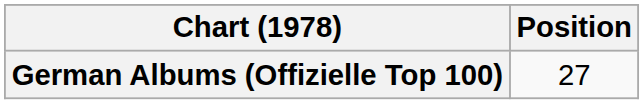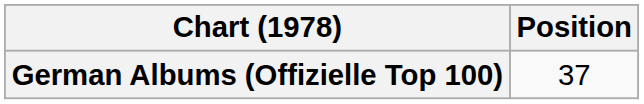(574, 74) 27 -> (574, 74) 37
